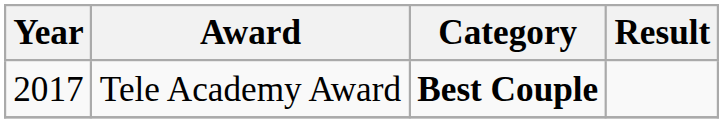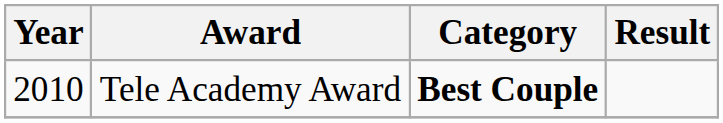(48, 88) 2017 -> (48, 88) 2010
